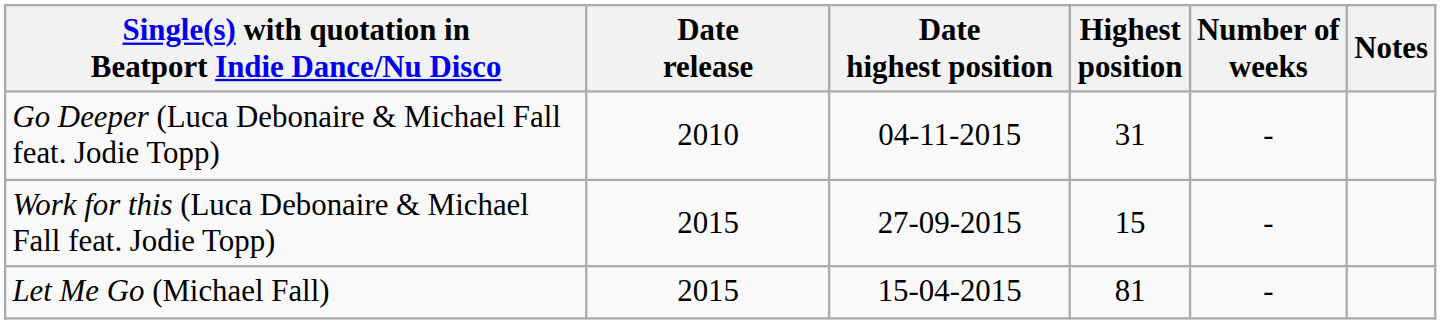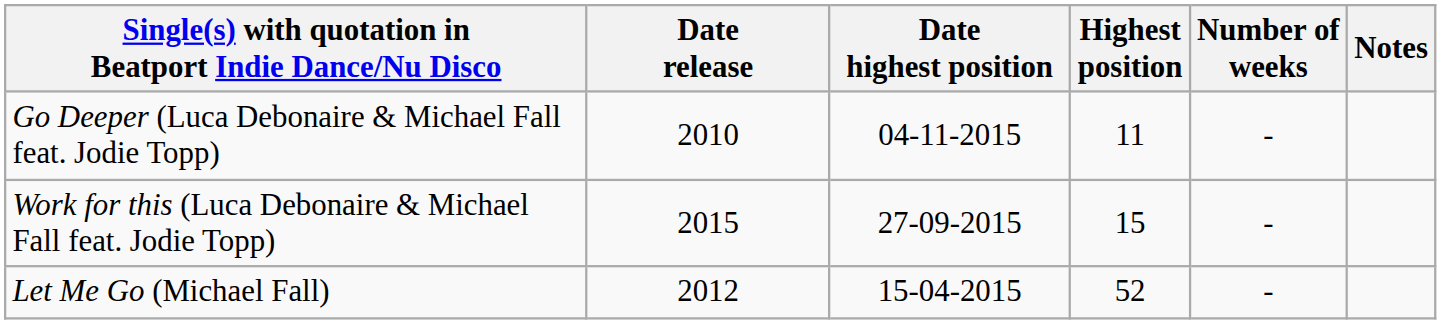(1130, 135) 31 -> (1130, 135) 11
(708, 291) 2015 -> (708, 291) 2012
(1130, 291) 81 -> (1130, 291) 52
